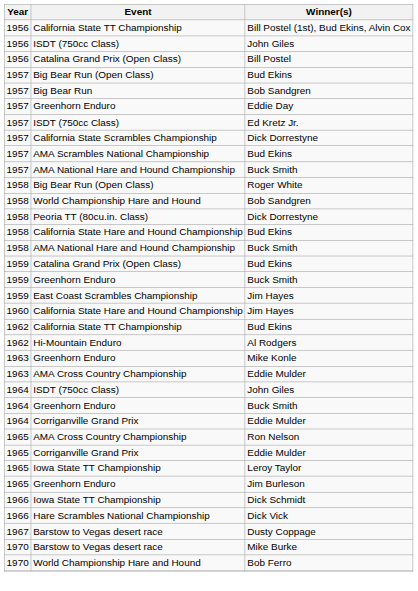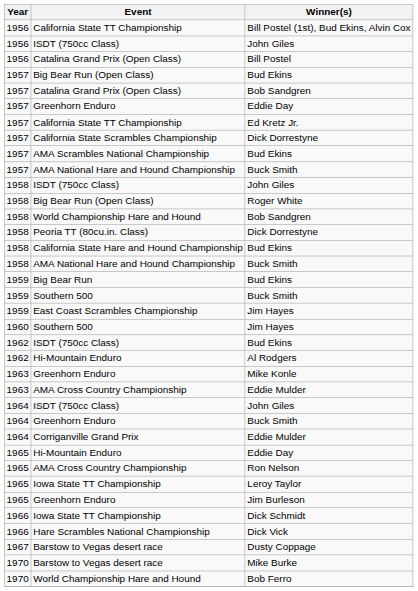(63, 91) Big Bear Run -> (107, 91) Catalina Grand Prix (Open Class)
(76, 122) ISDT (750cc Class) -> (107, 122) California State TT Championship
+ row: (18, 185)
(107, 264) Catalina Grand Prix (Open Class) -> (63, 279) Big Bear Run
(74, 279) Greenhorn Enduro -> (63, 295) Southern 500
(138, 311) California State Hare and Hound Championship -> (63, 327) Southern 500
(107, 327) California State TT Championship -> (76, 342) ISDT (750cc Class)
+ row: (18, 452)
- row: (18, 452)
